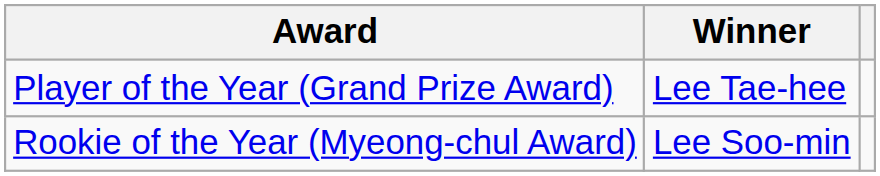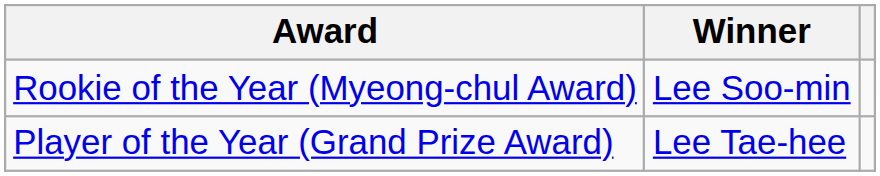rows swapped: (313, 87) <-> (325, 142)
